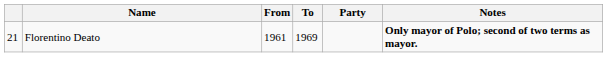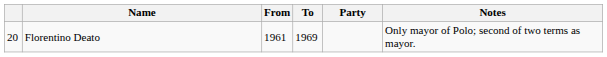(12, 36) 21 -> (12, 36) 20
(487, 36) bold -> (483, 36) normal
